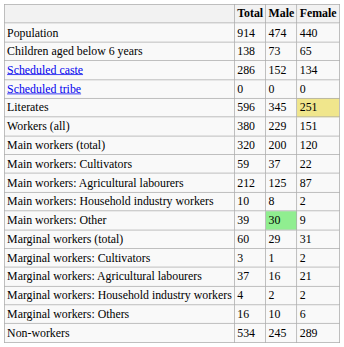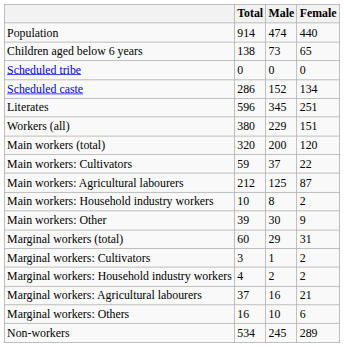rows swapped: (45, 70) <-> (44, 88)
(309, 107) khaki background -> (309, 107) no background
(275, 220) lightgreen background -> (275, 220) no background
rows swapped: (104, 276) <-> (119, 295)
